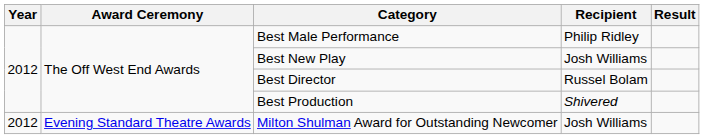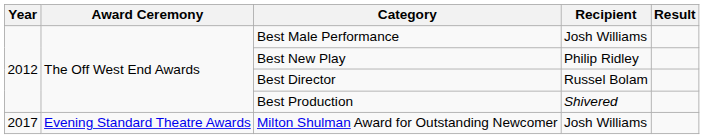(601, 36) Philip Ridley -> (605, 36) Josh Williams
(605, 58) Josh Williams -> (601, 58) Philip Ridley
(23, 123) 2012 -> (23, 123) 2017
